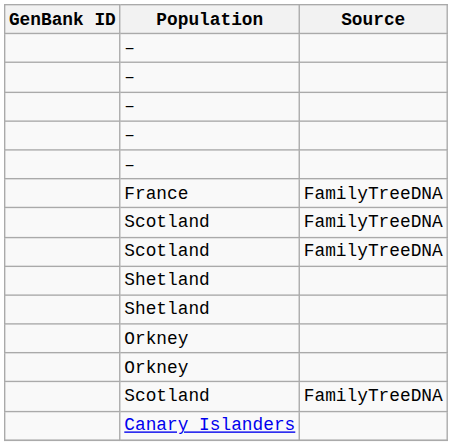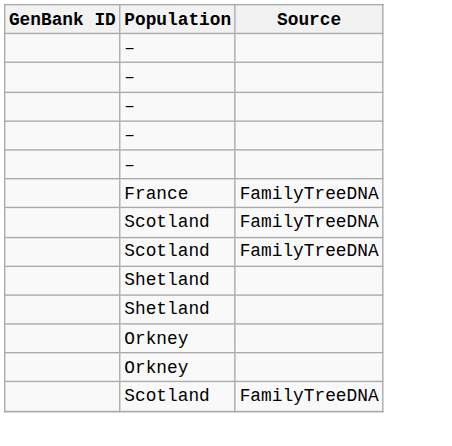- row: (210, 426)
